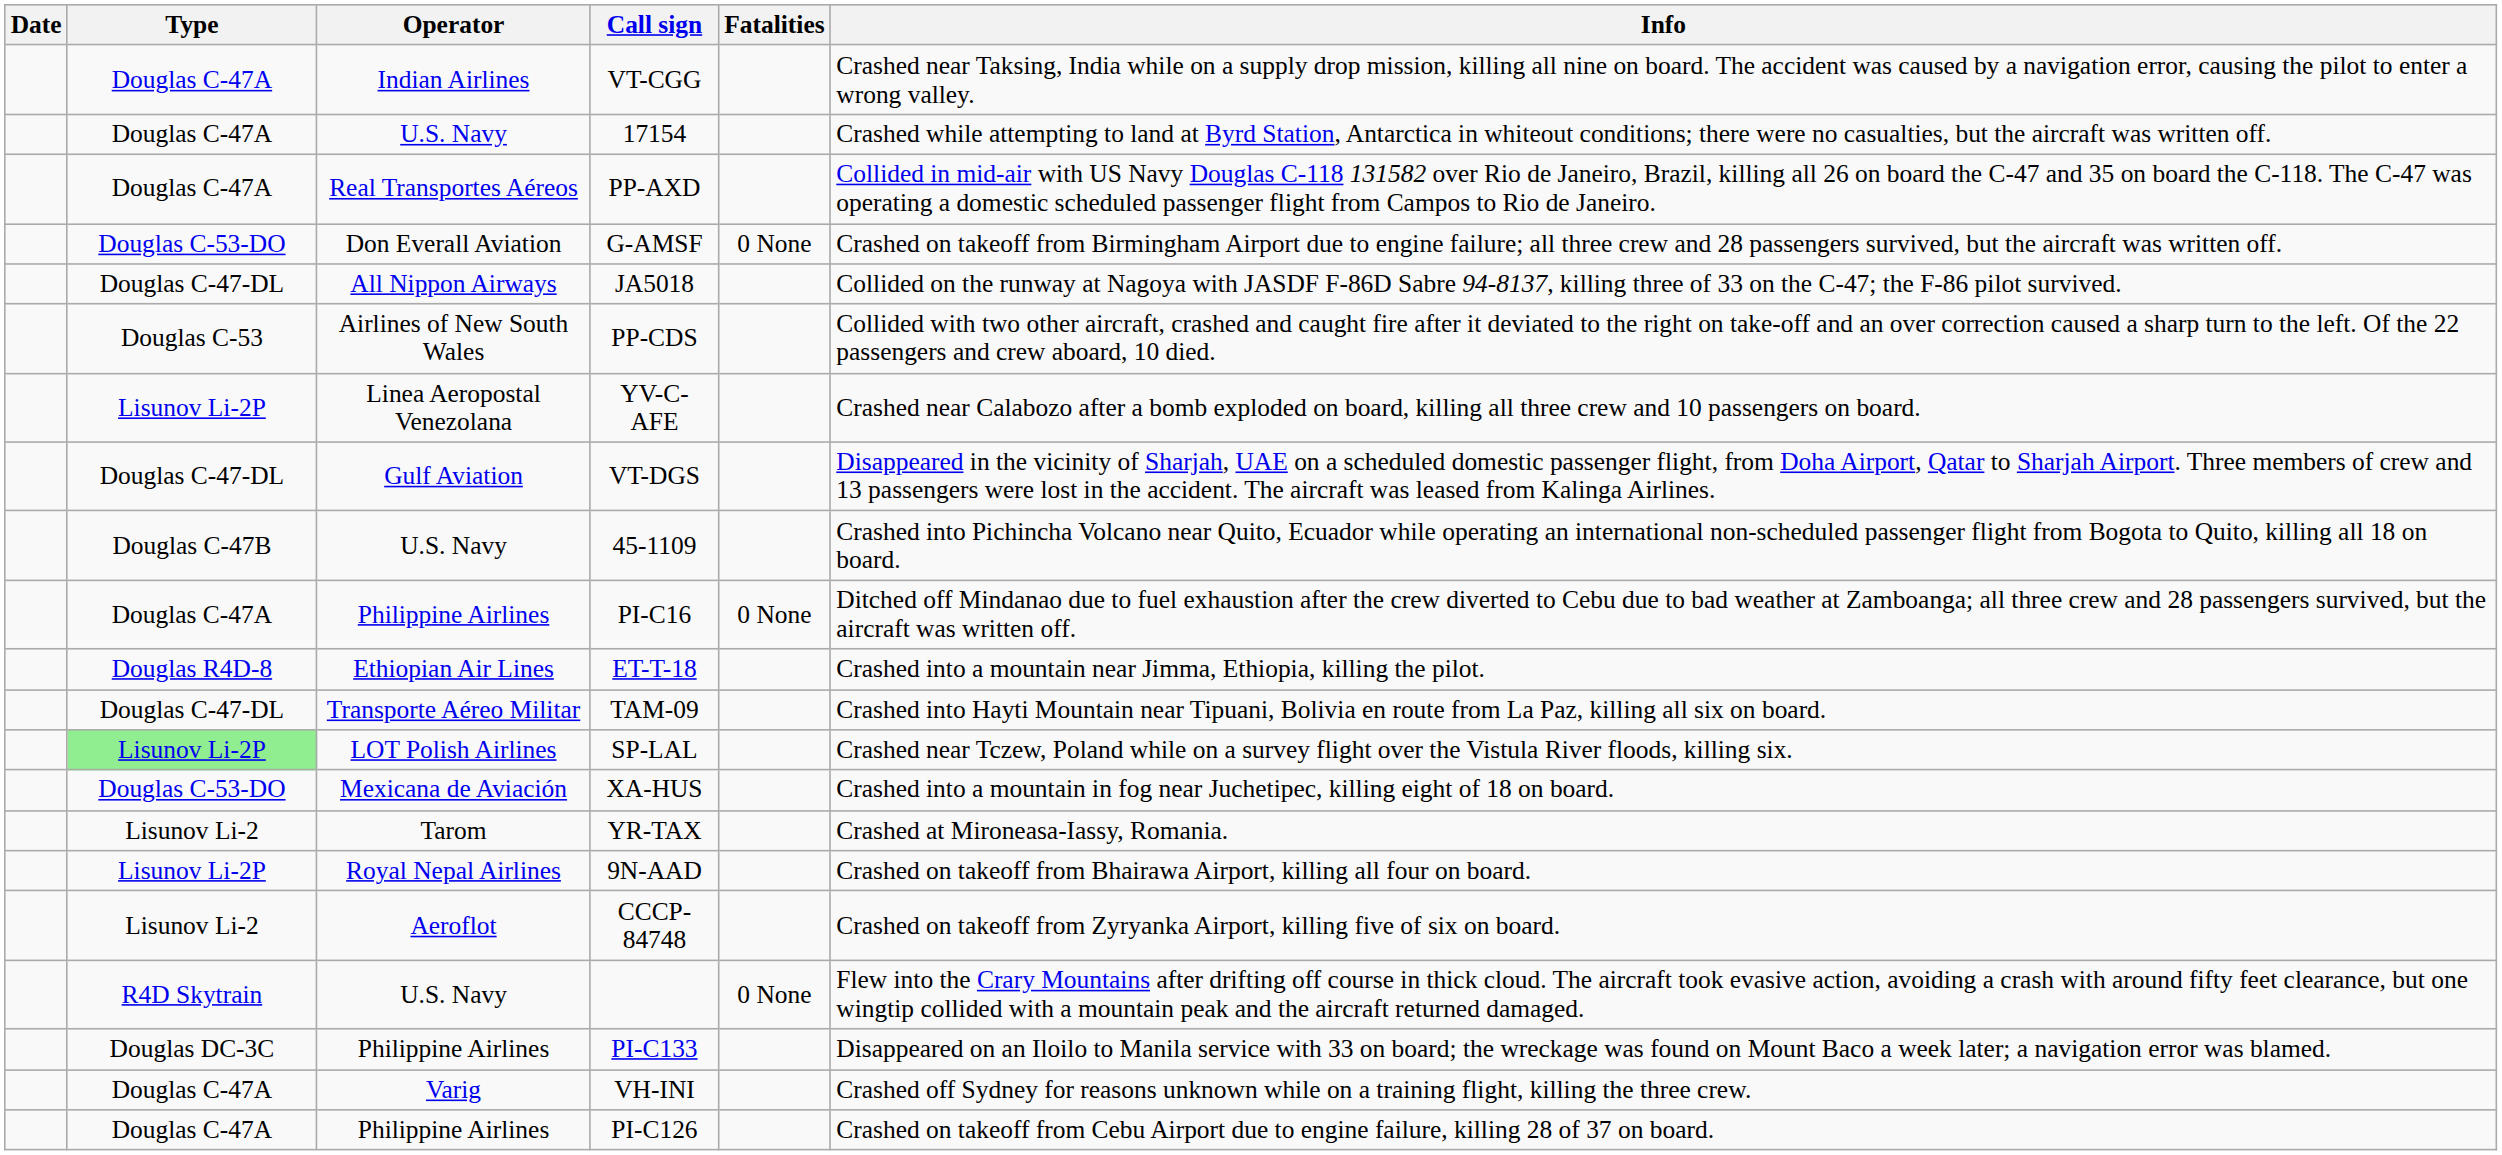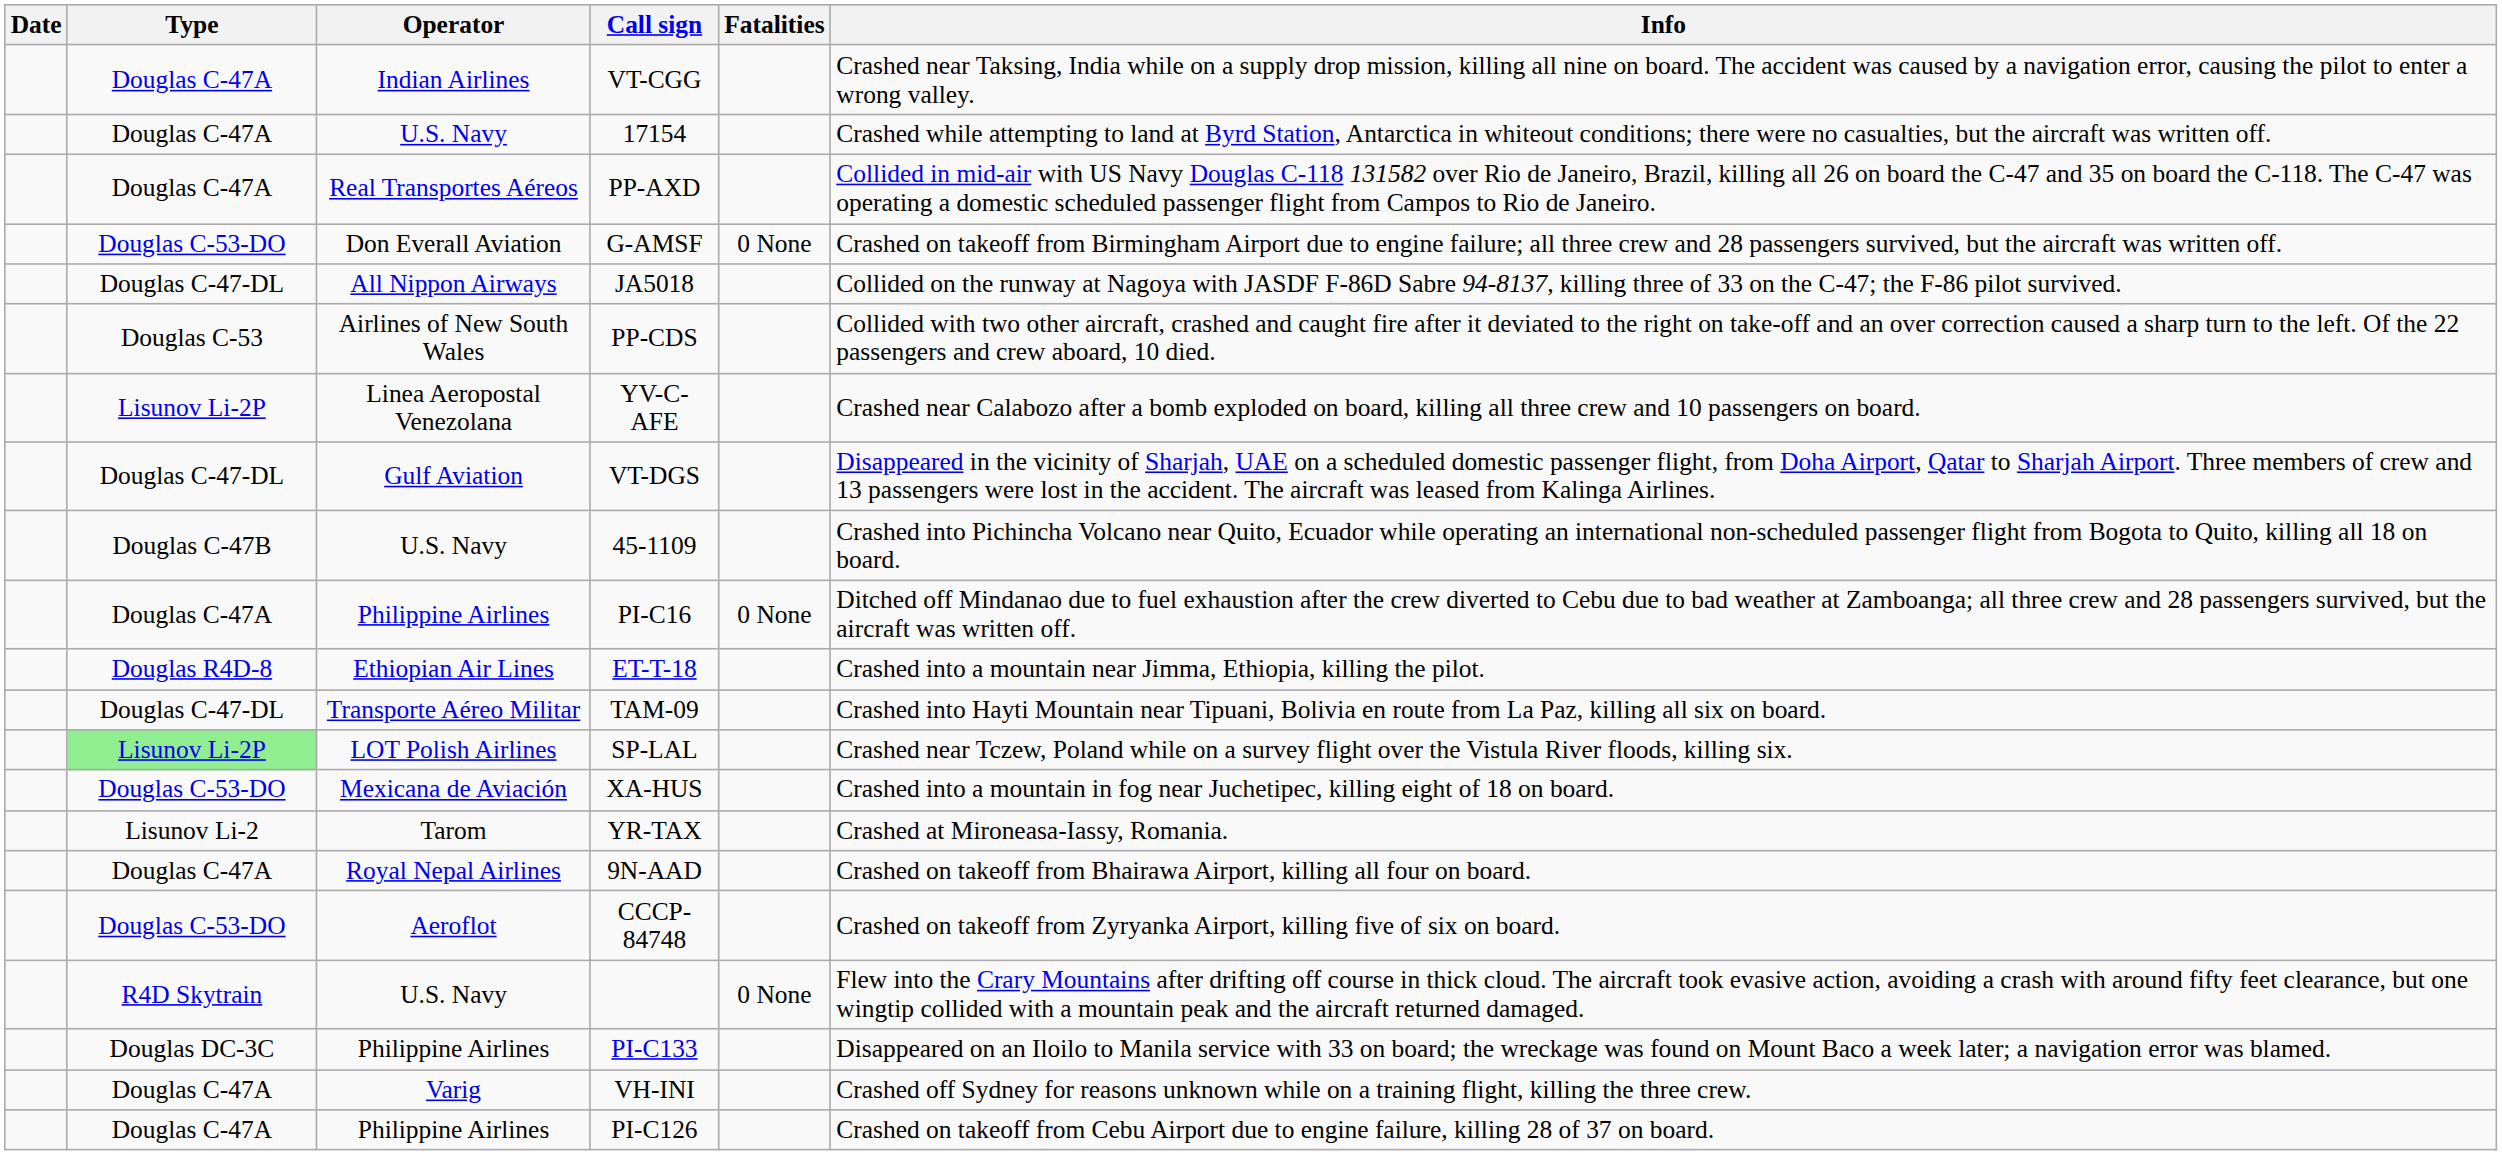(192, 870) Lisunov Li-2P -> (192, 870) Douglas C-47A
(192, 925) Lisunov Li-2 -> (192, 925) Douglas C-53-DO
